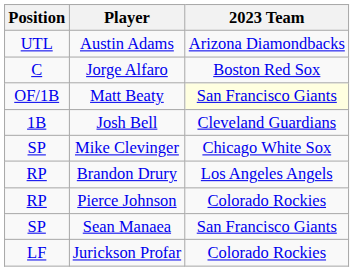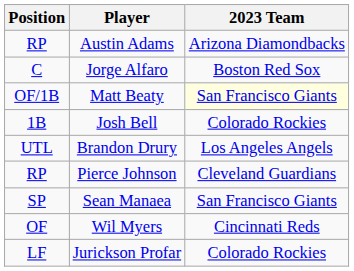(37, 43) UTL -> (37, 43) RP
(267, 122) Cleveland Guardians -> (267, 122) Colorado Rockies
- row: (127, 148)
(37, 174) RP -> (37, 148) UTL
(267, 200) Colorado Rockies -> (267, 174) Cleveland Guardians
+ row: (127, 226)
